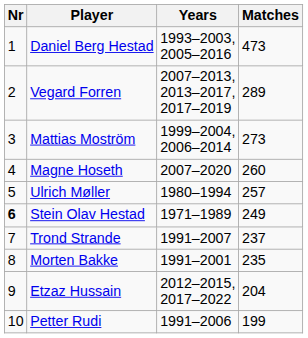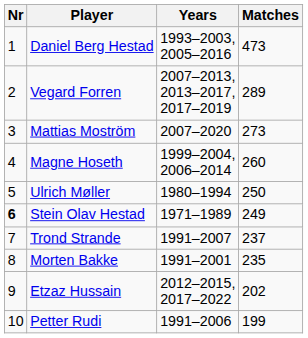(198, 139) 1999–2004, 2006–2014 -> (196, 131) 2007–2020
(196, 170) 2007–2020 -> (198, 162) 1999–2004, 2006–2014
(254, 192) 257 -> (254, 192) 250
(254, 291) 204 -> (254, 291) 202
